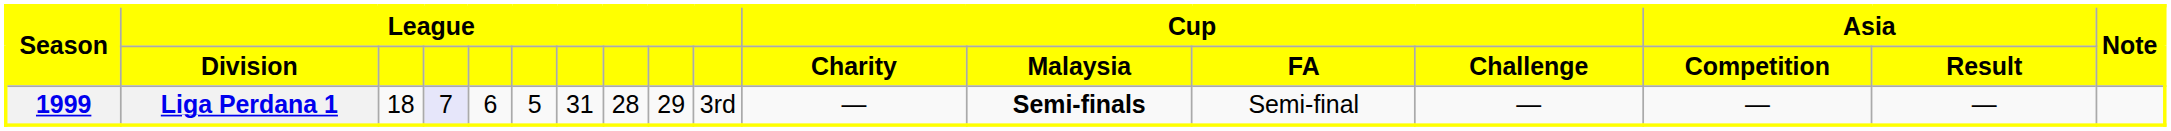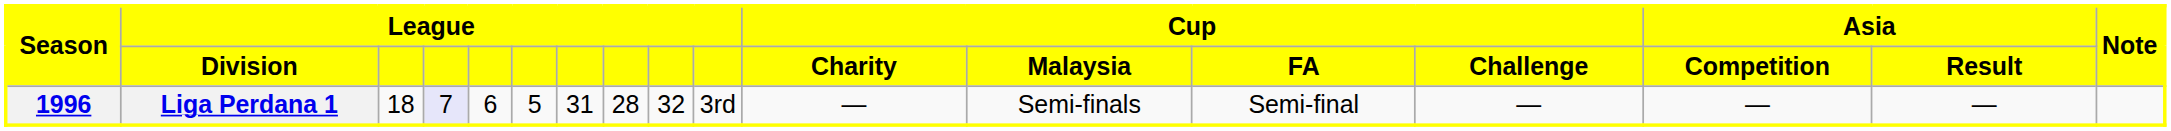(64, 105) 1999 -> (64, 105) 1996
(671, 105) 29 -> (671, 105) 32
(1079, 105) bold -> (1079, 105) normal
